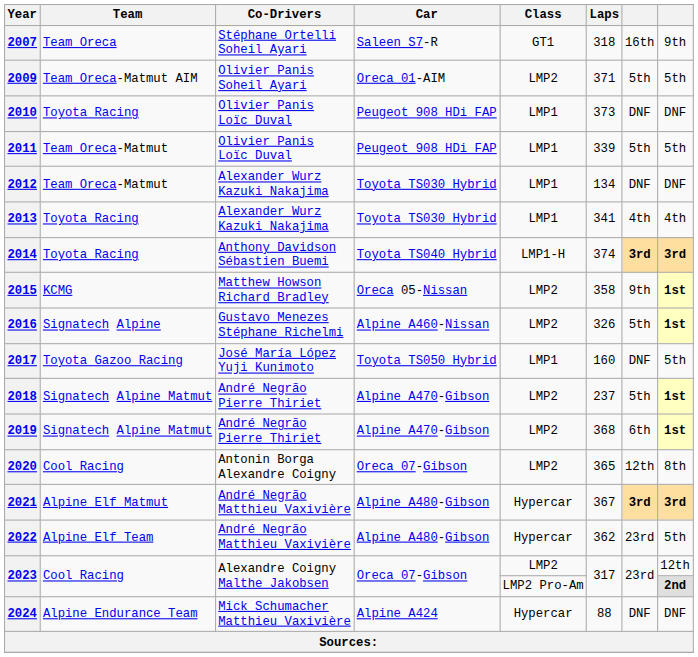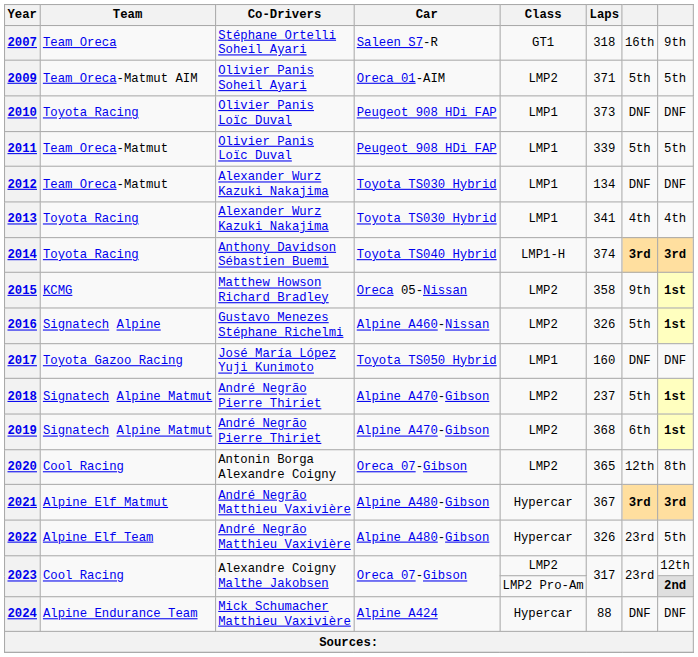(675, 361) 5th -> (675, 361) DNF
(604, 537) 362 -> (604, 537) 326
